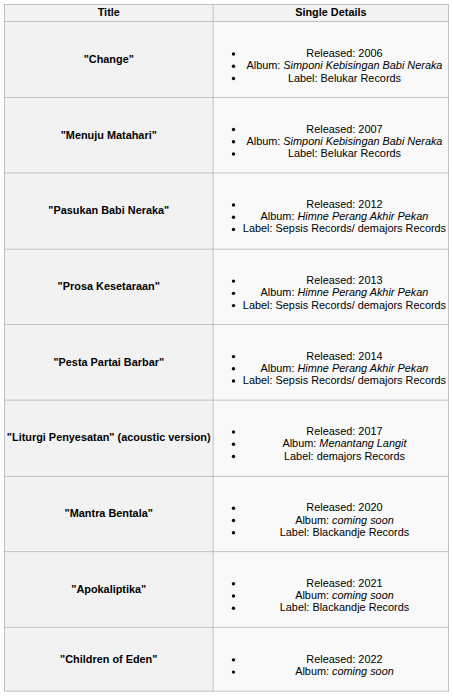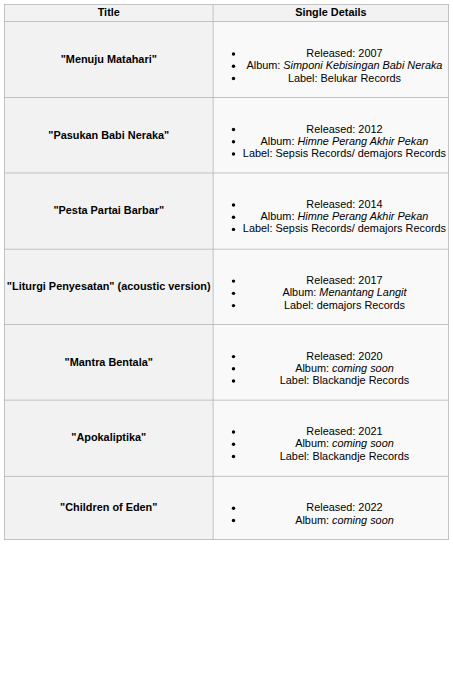- row: (109, 59)
- row: (109, 286)
